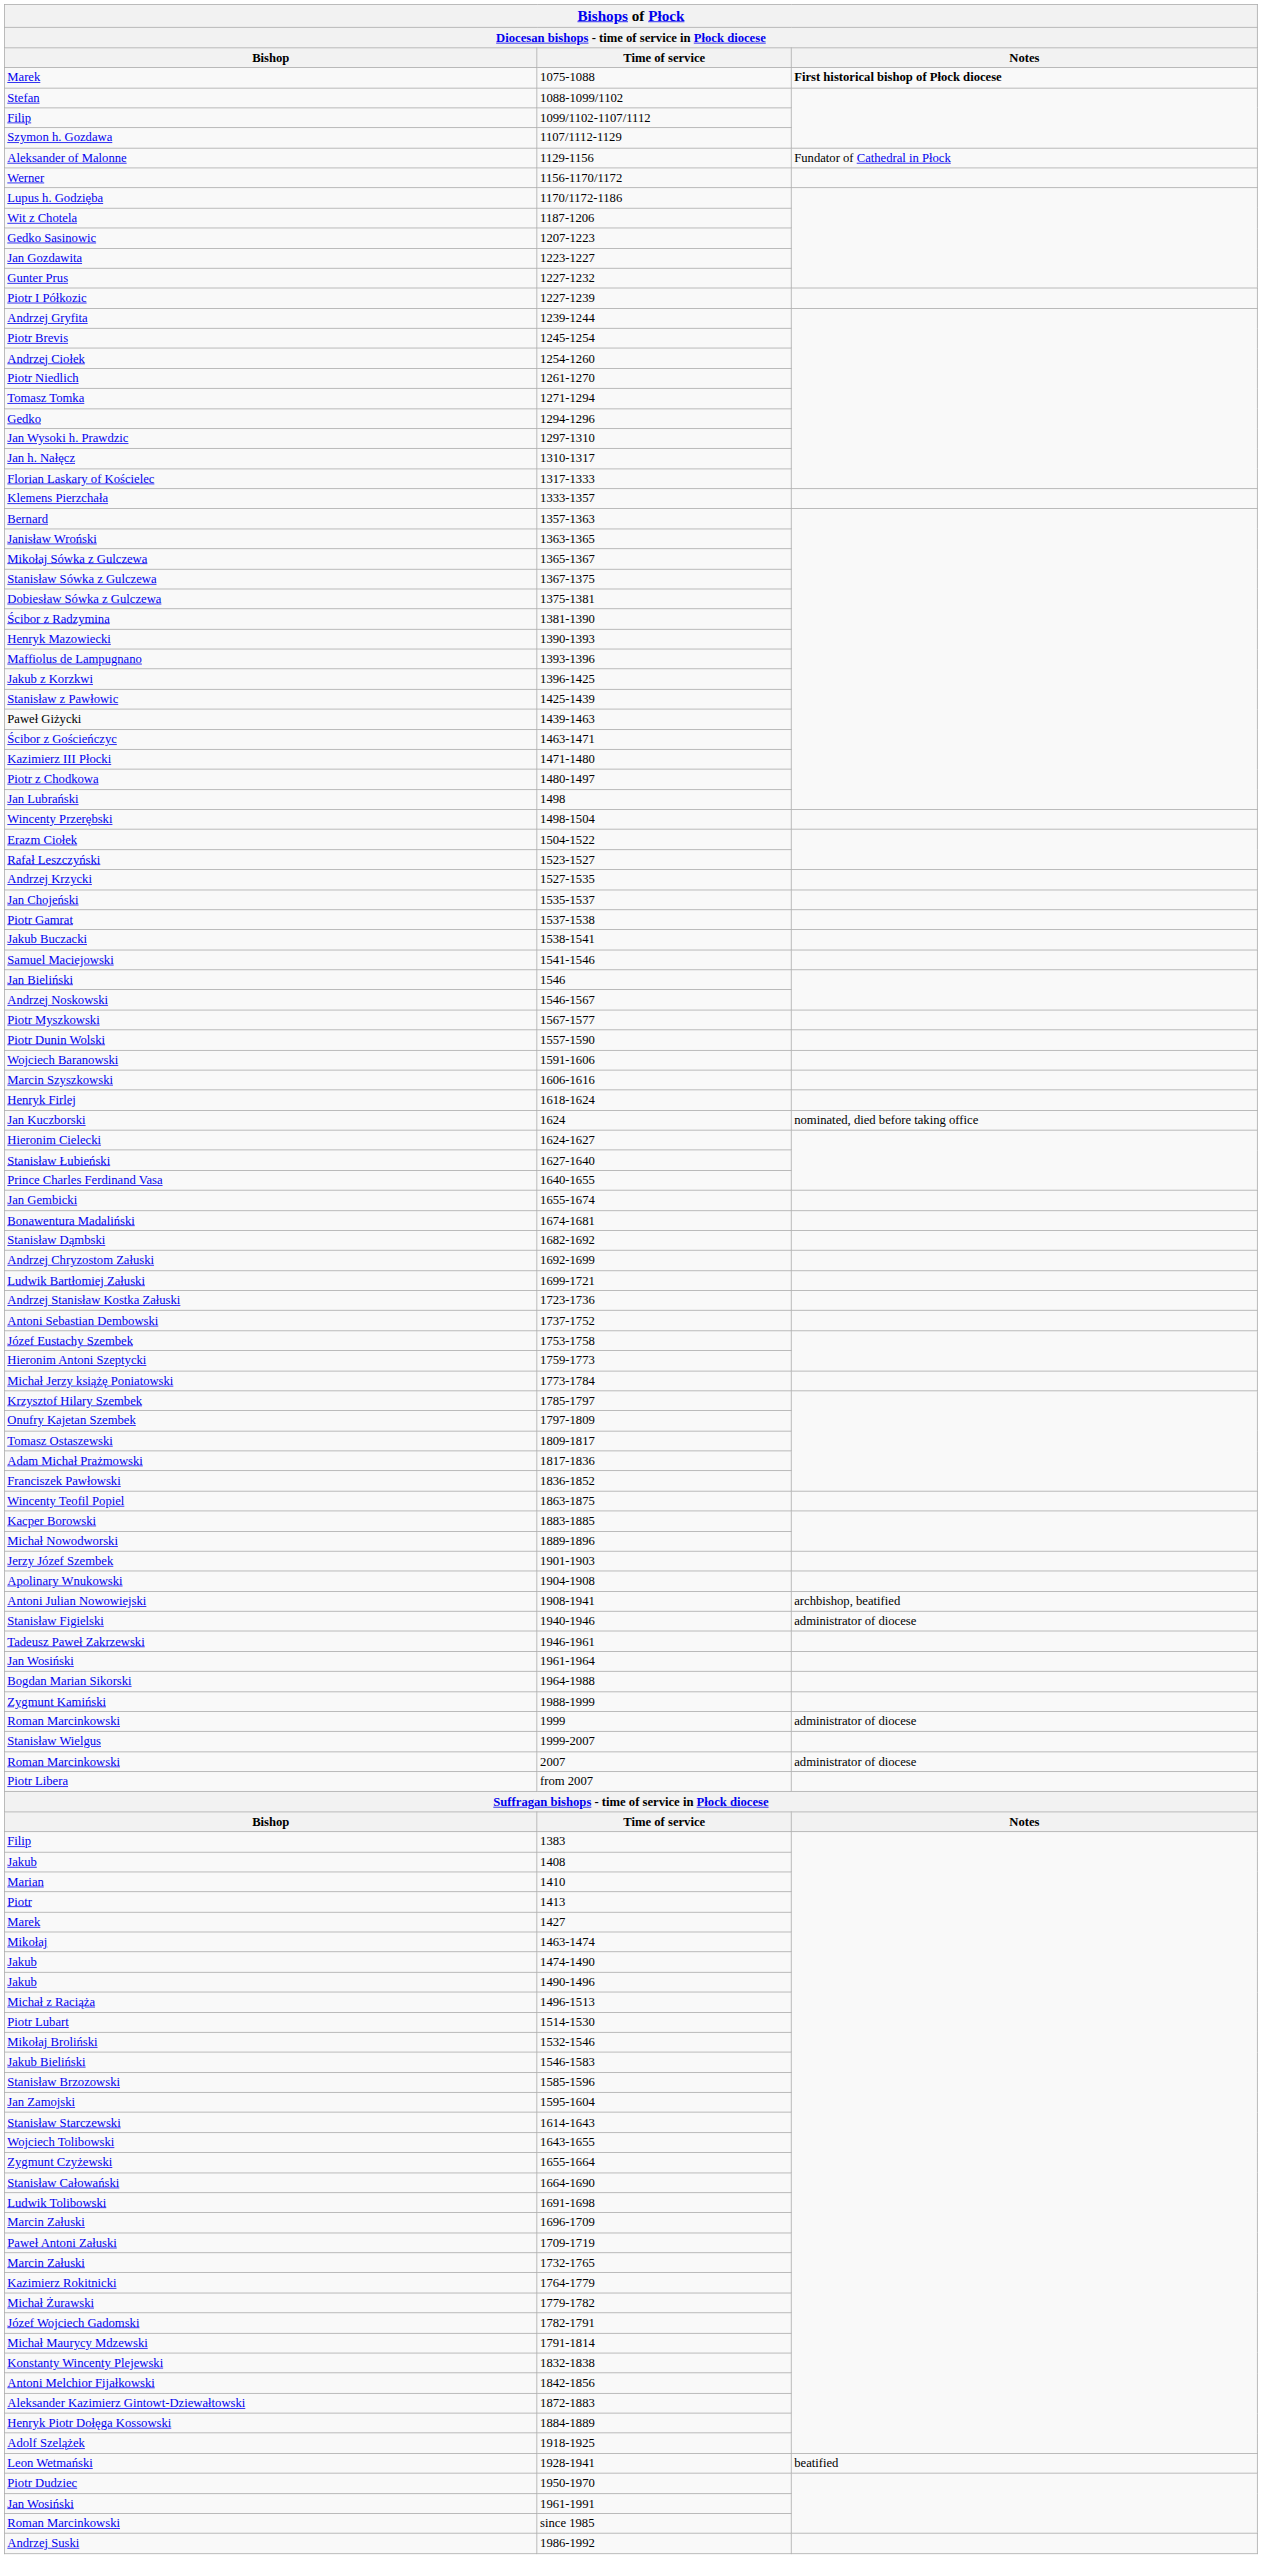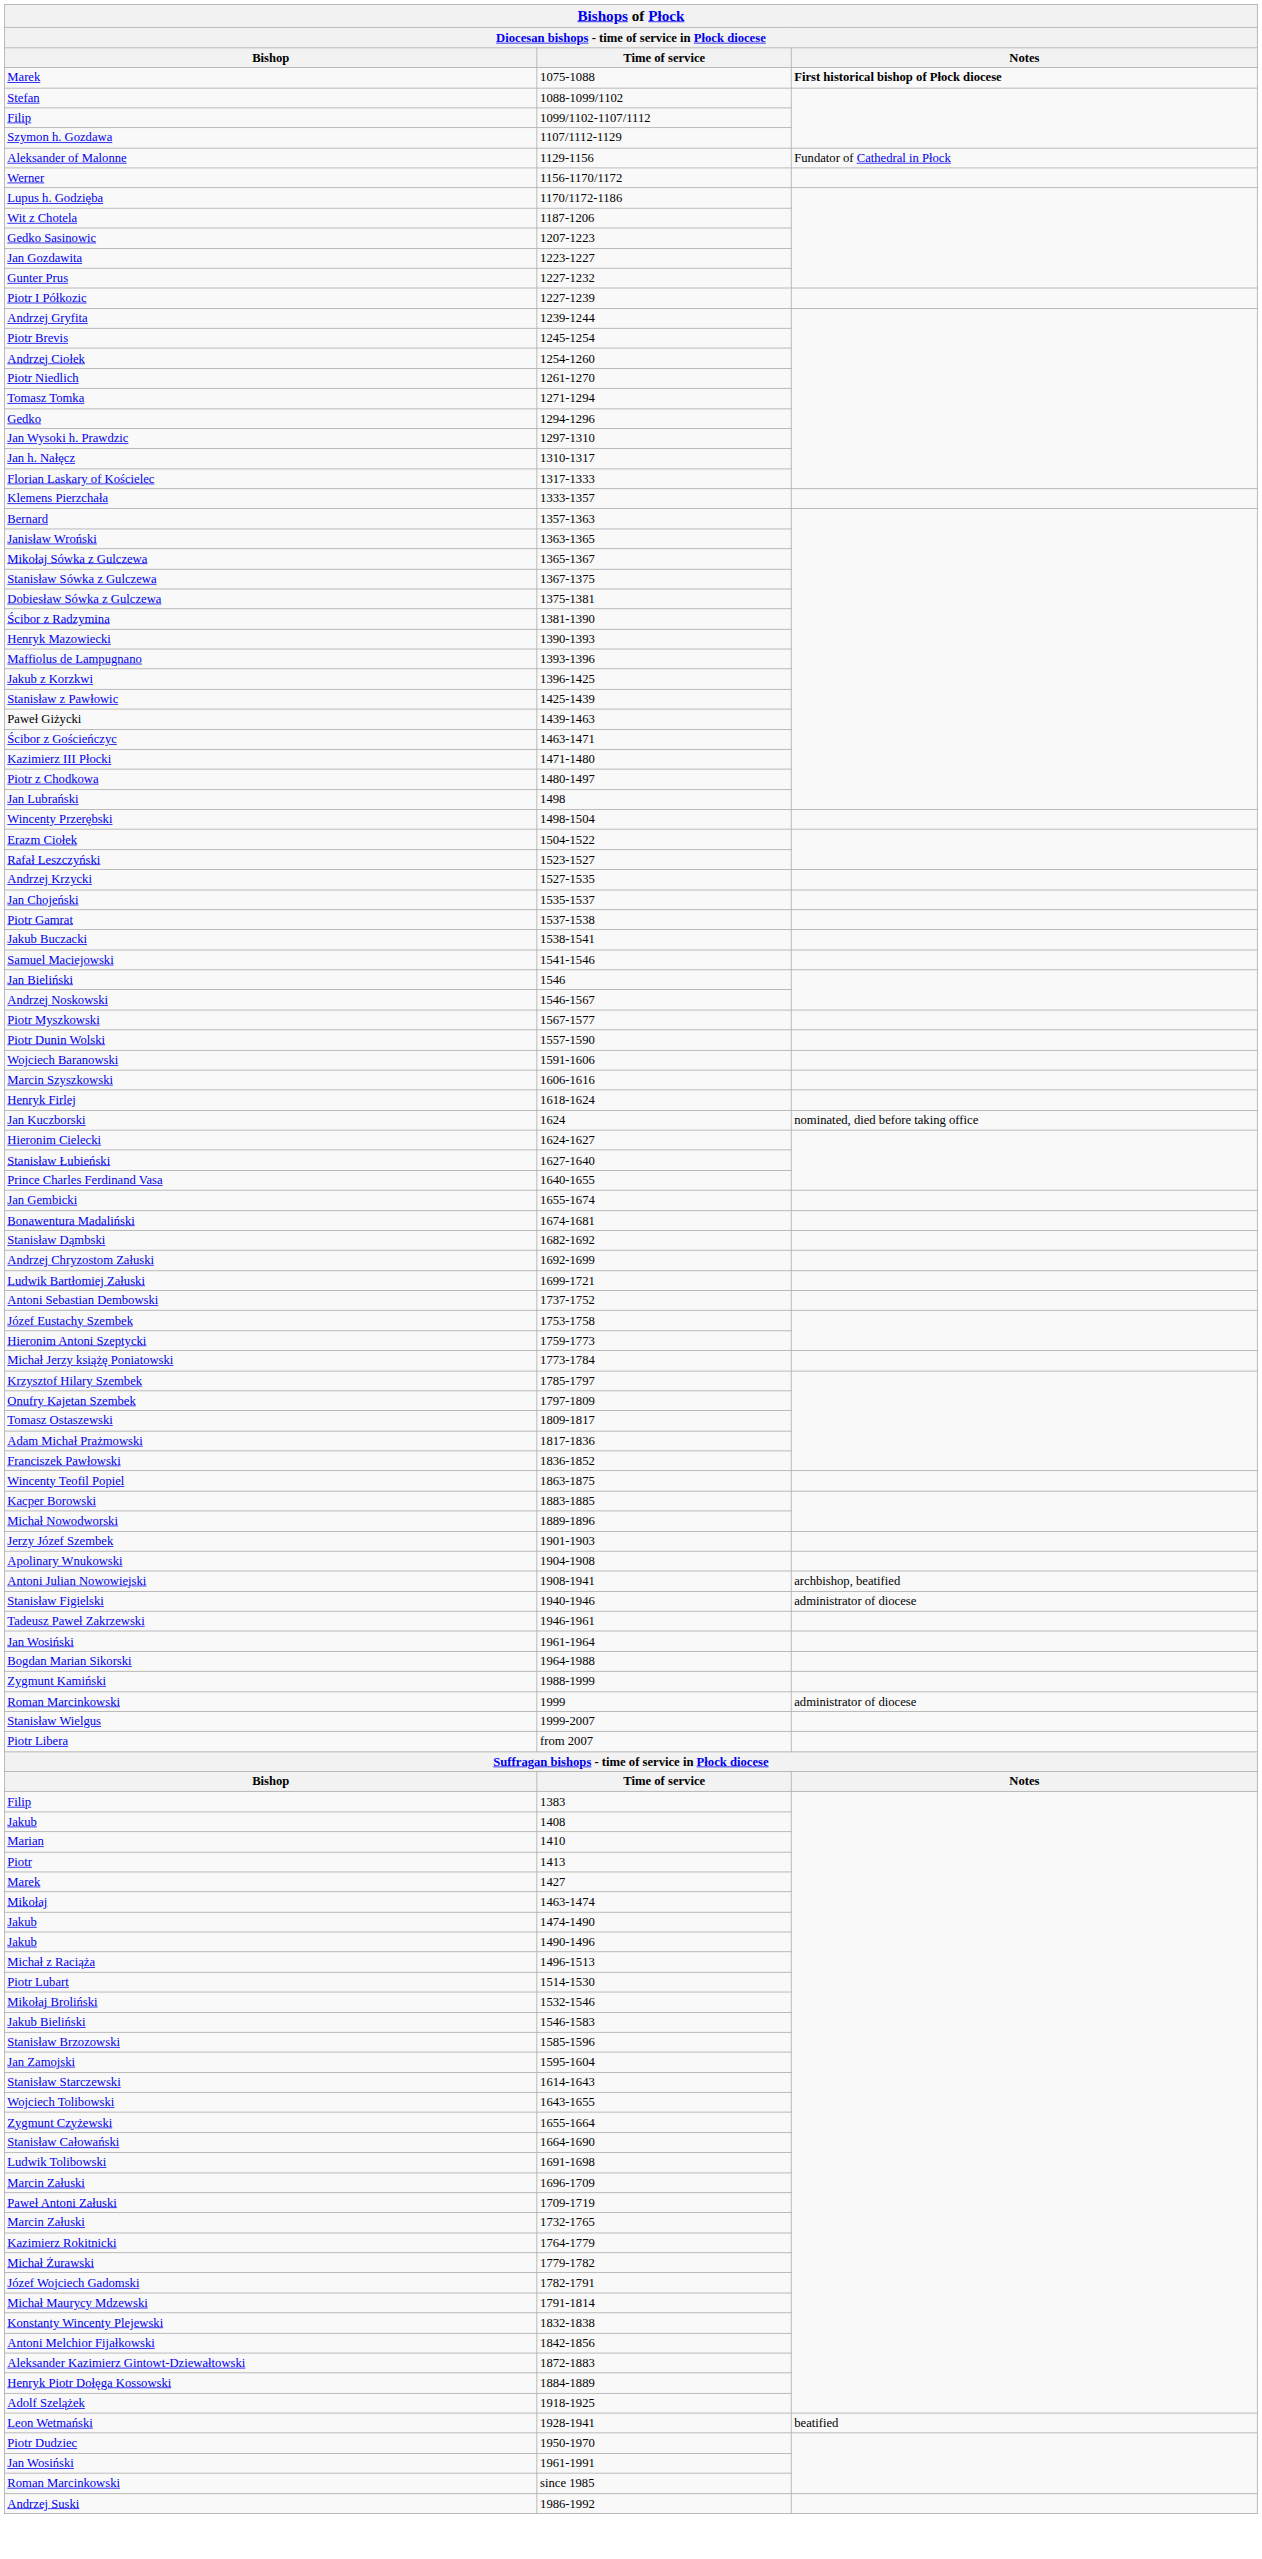- row: (94, 1300)
- row: (64, 1761)
